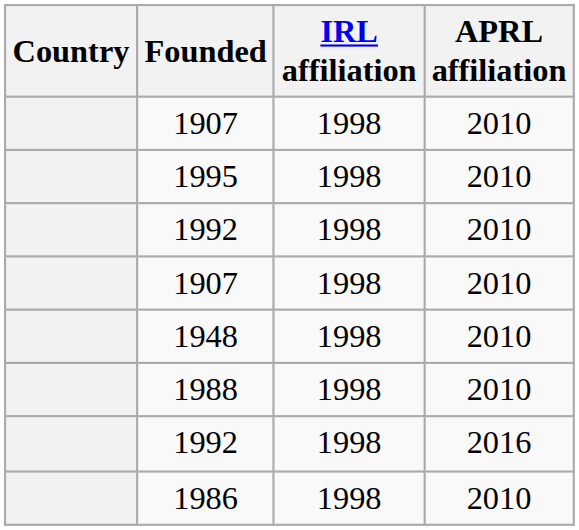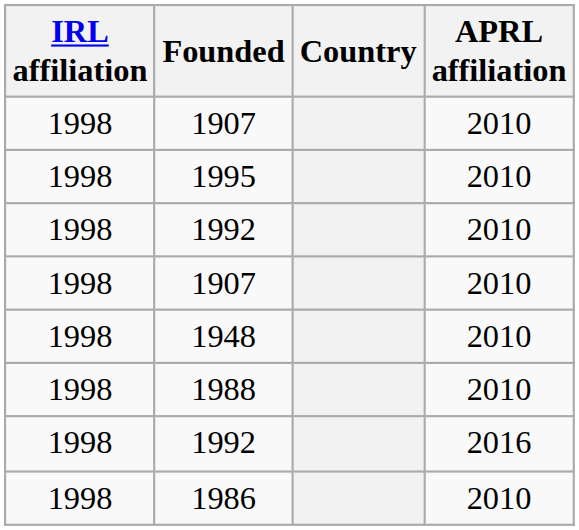columns swapped: (71, 50) <-> (349, 50)
